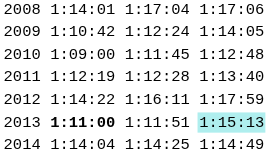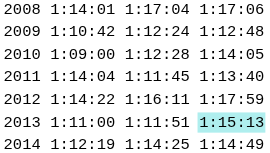(232, 32) 1:14:05 -> (232, 32) 1:12:48
(157, 55) 1:11:45 -> (157, 55) 1:12:28
(232, 55) 1:12:48 -> (232, 55) 1:14:05
(83, 77) 1:12:19 -> (83, 77) 1:14:04
(157, 77) 1:12:28 -> (157, 77) 1:11:45
(83, 123) bold -> (83, 123) normal
(83, 145) 1:14:04 -> (83, 145) 1:12:19
